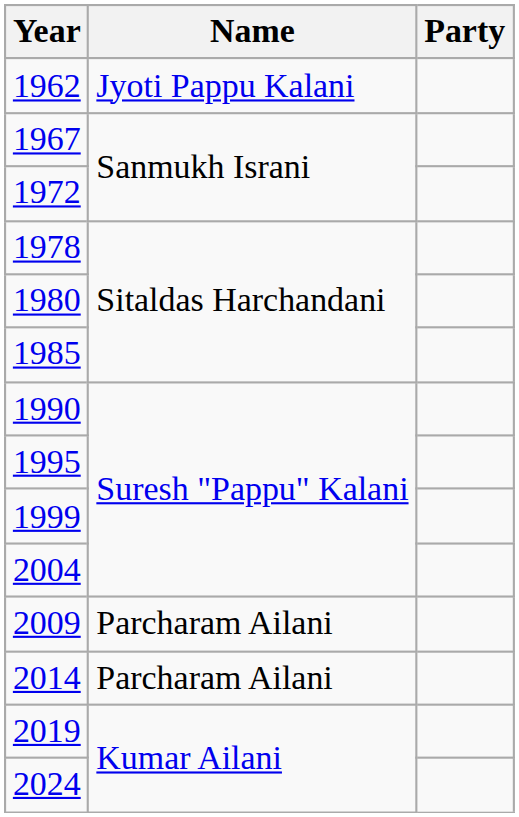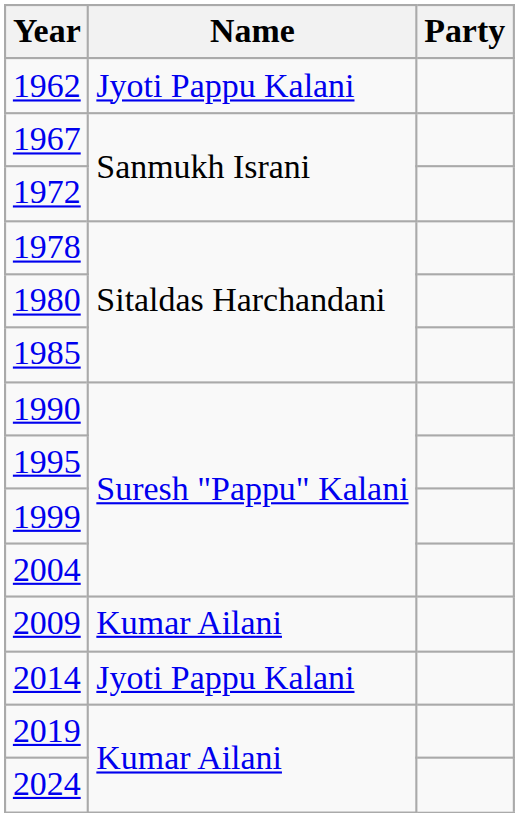(215, 623) Parcharam Ailani -> (189, 623) Kumar Ailani
(215, 676) Parcharam Ailani -> (225, 676) Jyoti Pappu Kalani
